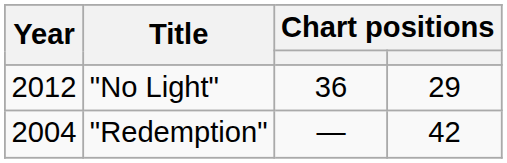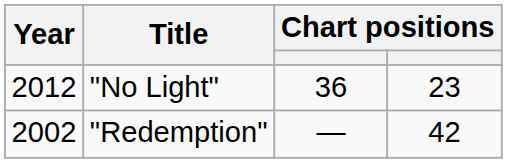(444, 87) 29 -> (444, 87) 23
(44, 133) 2004 -> (44, 133) 2002
